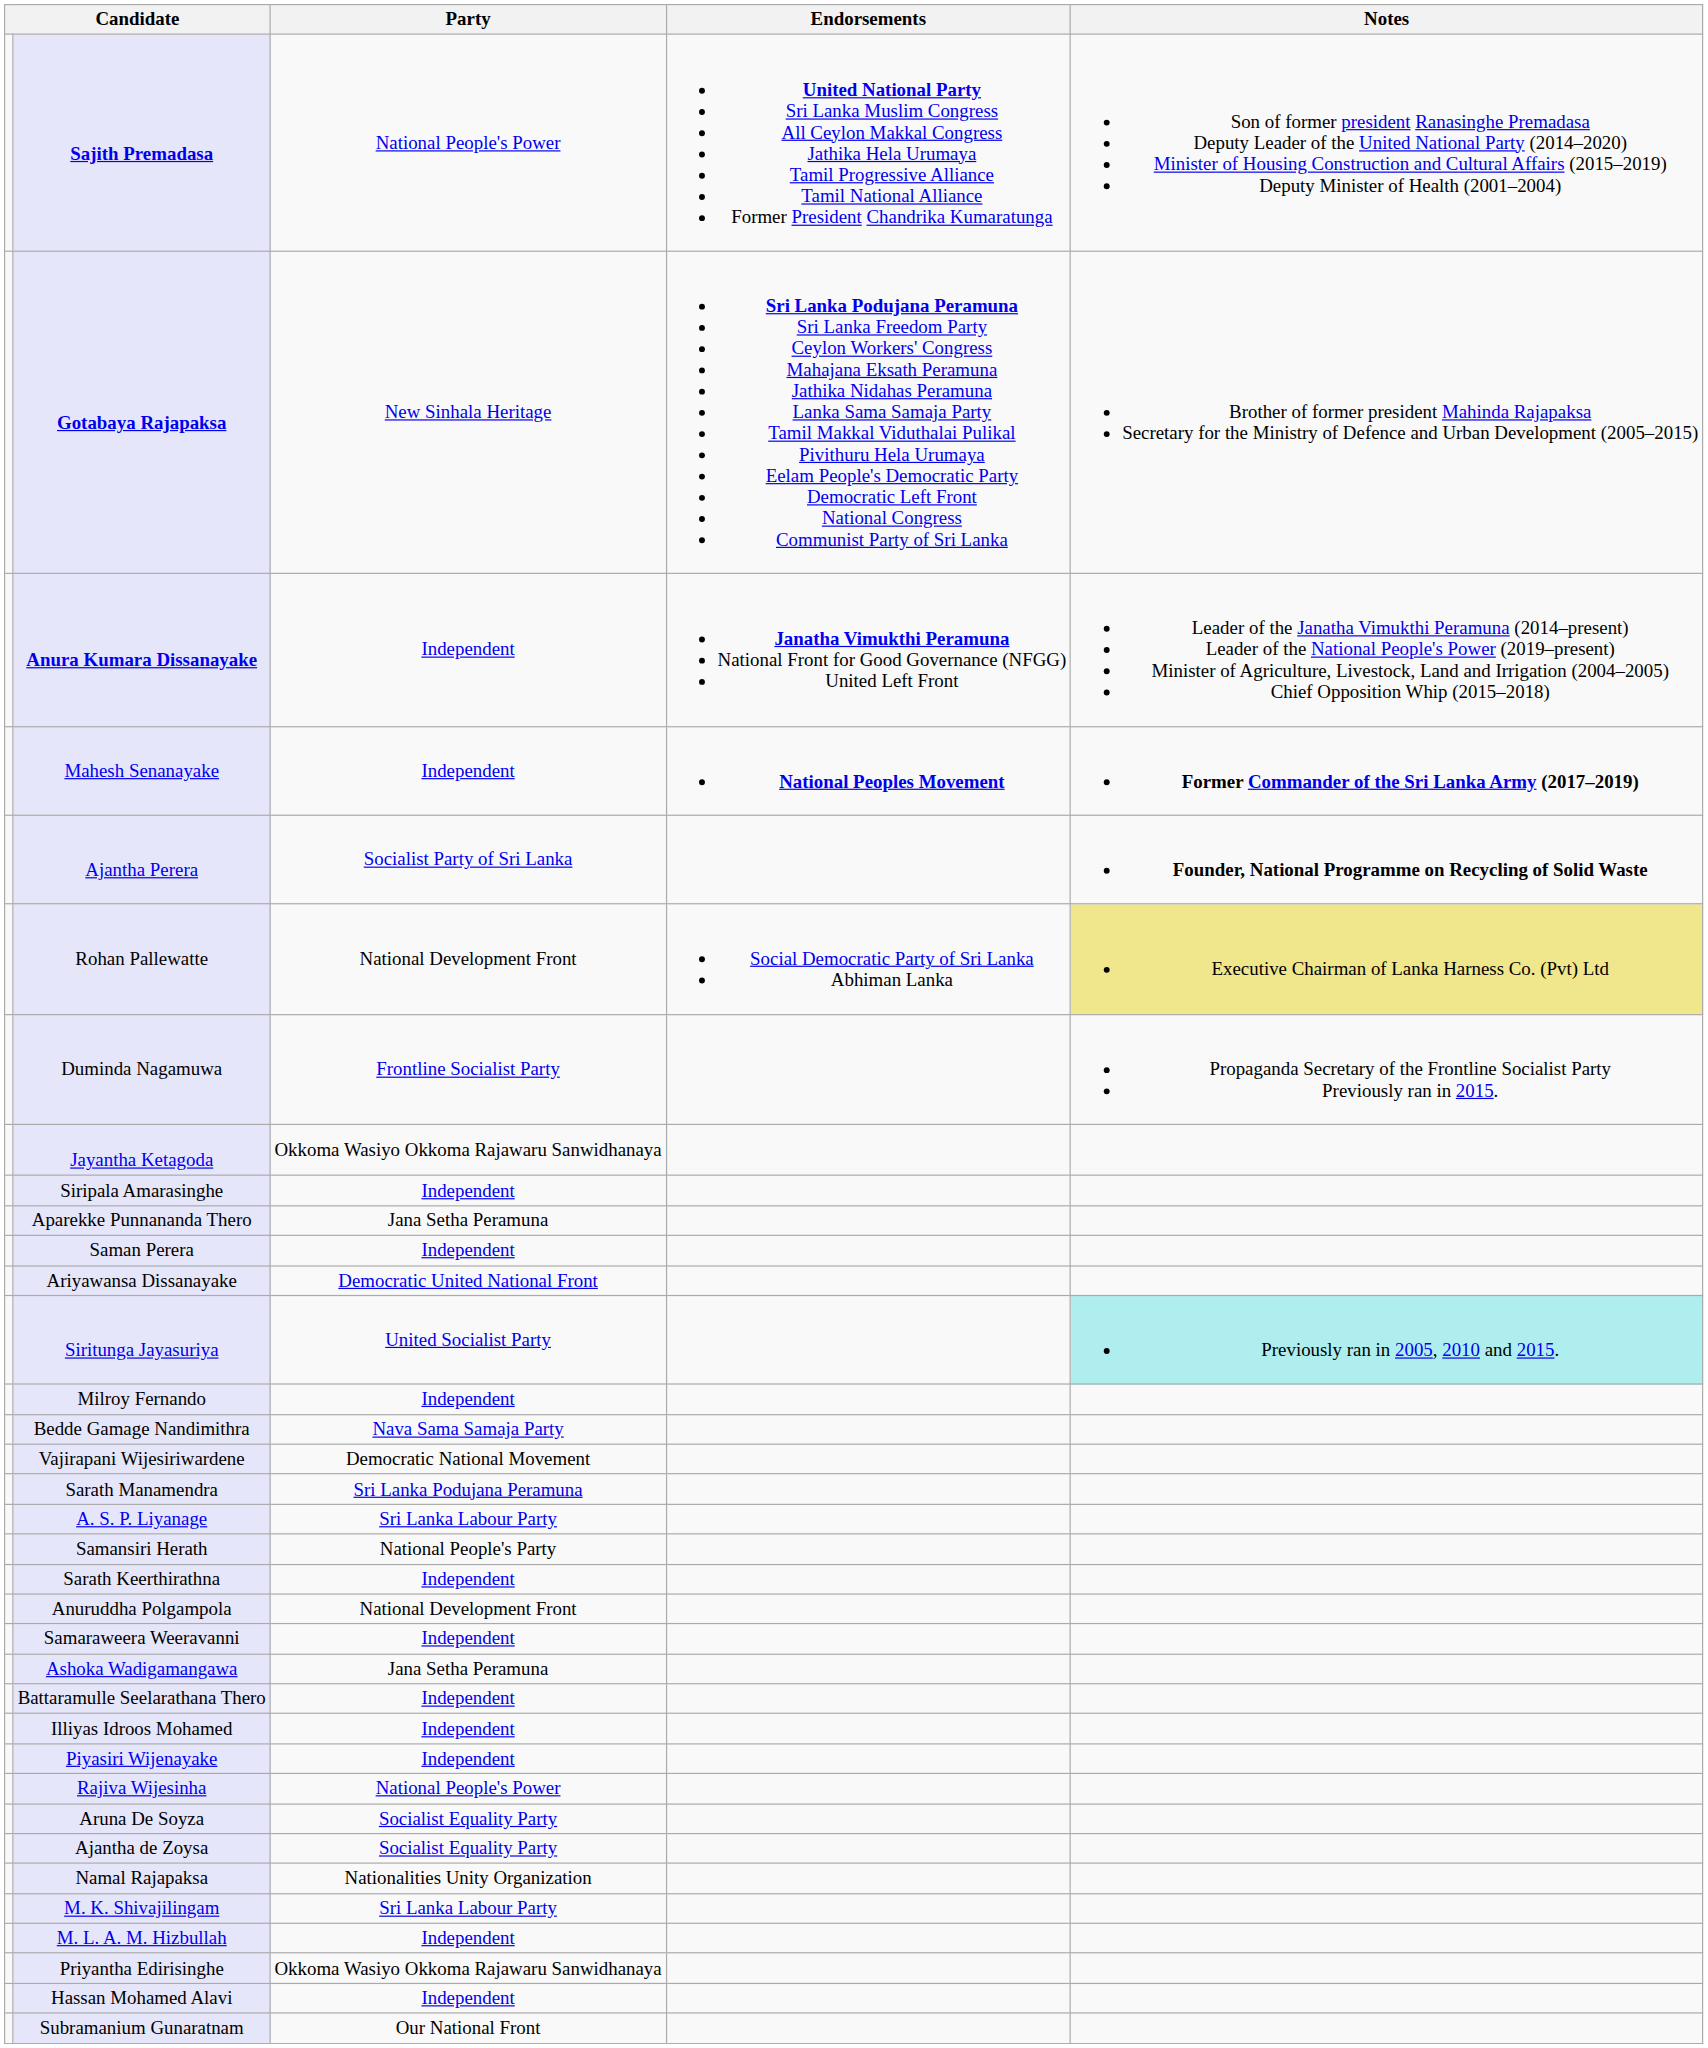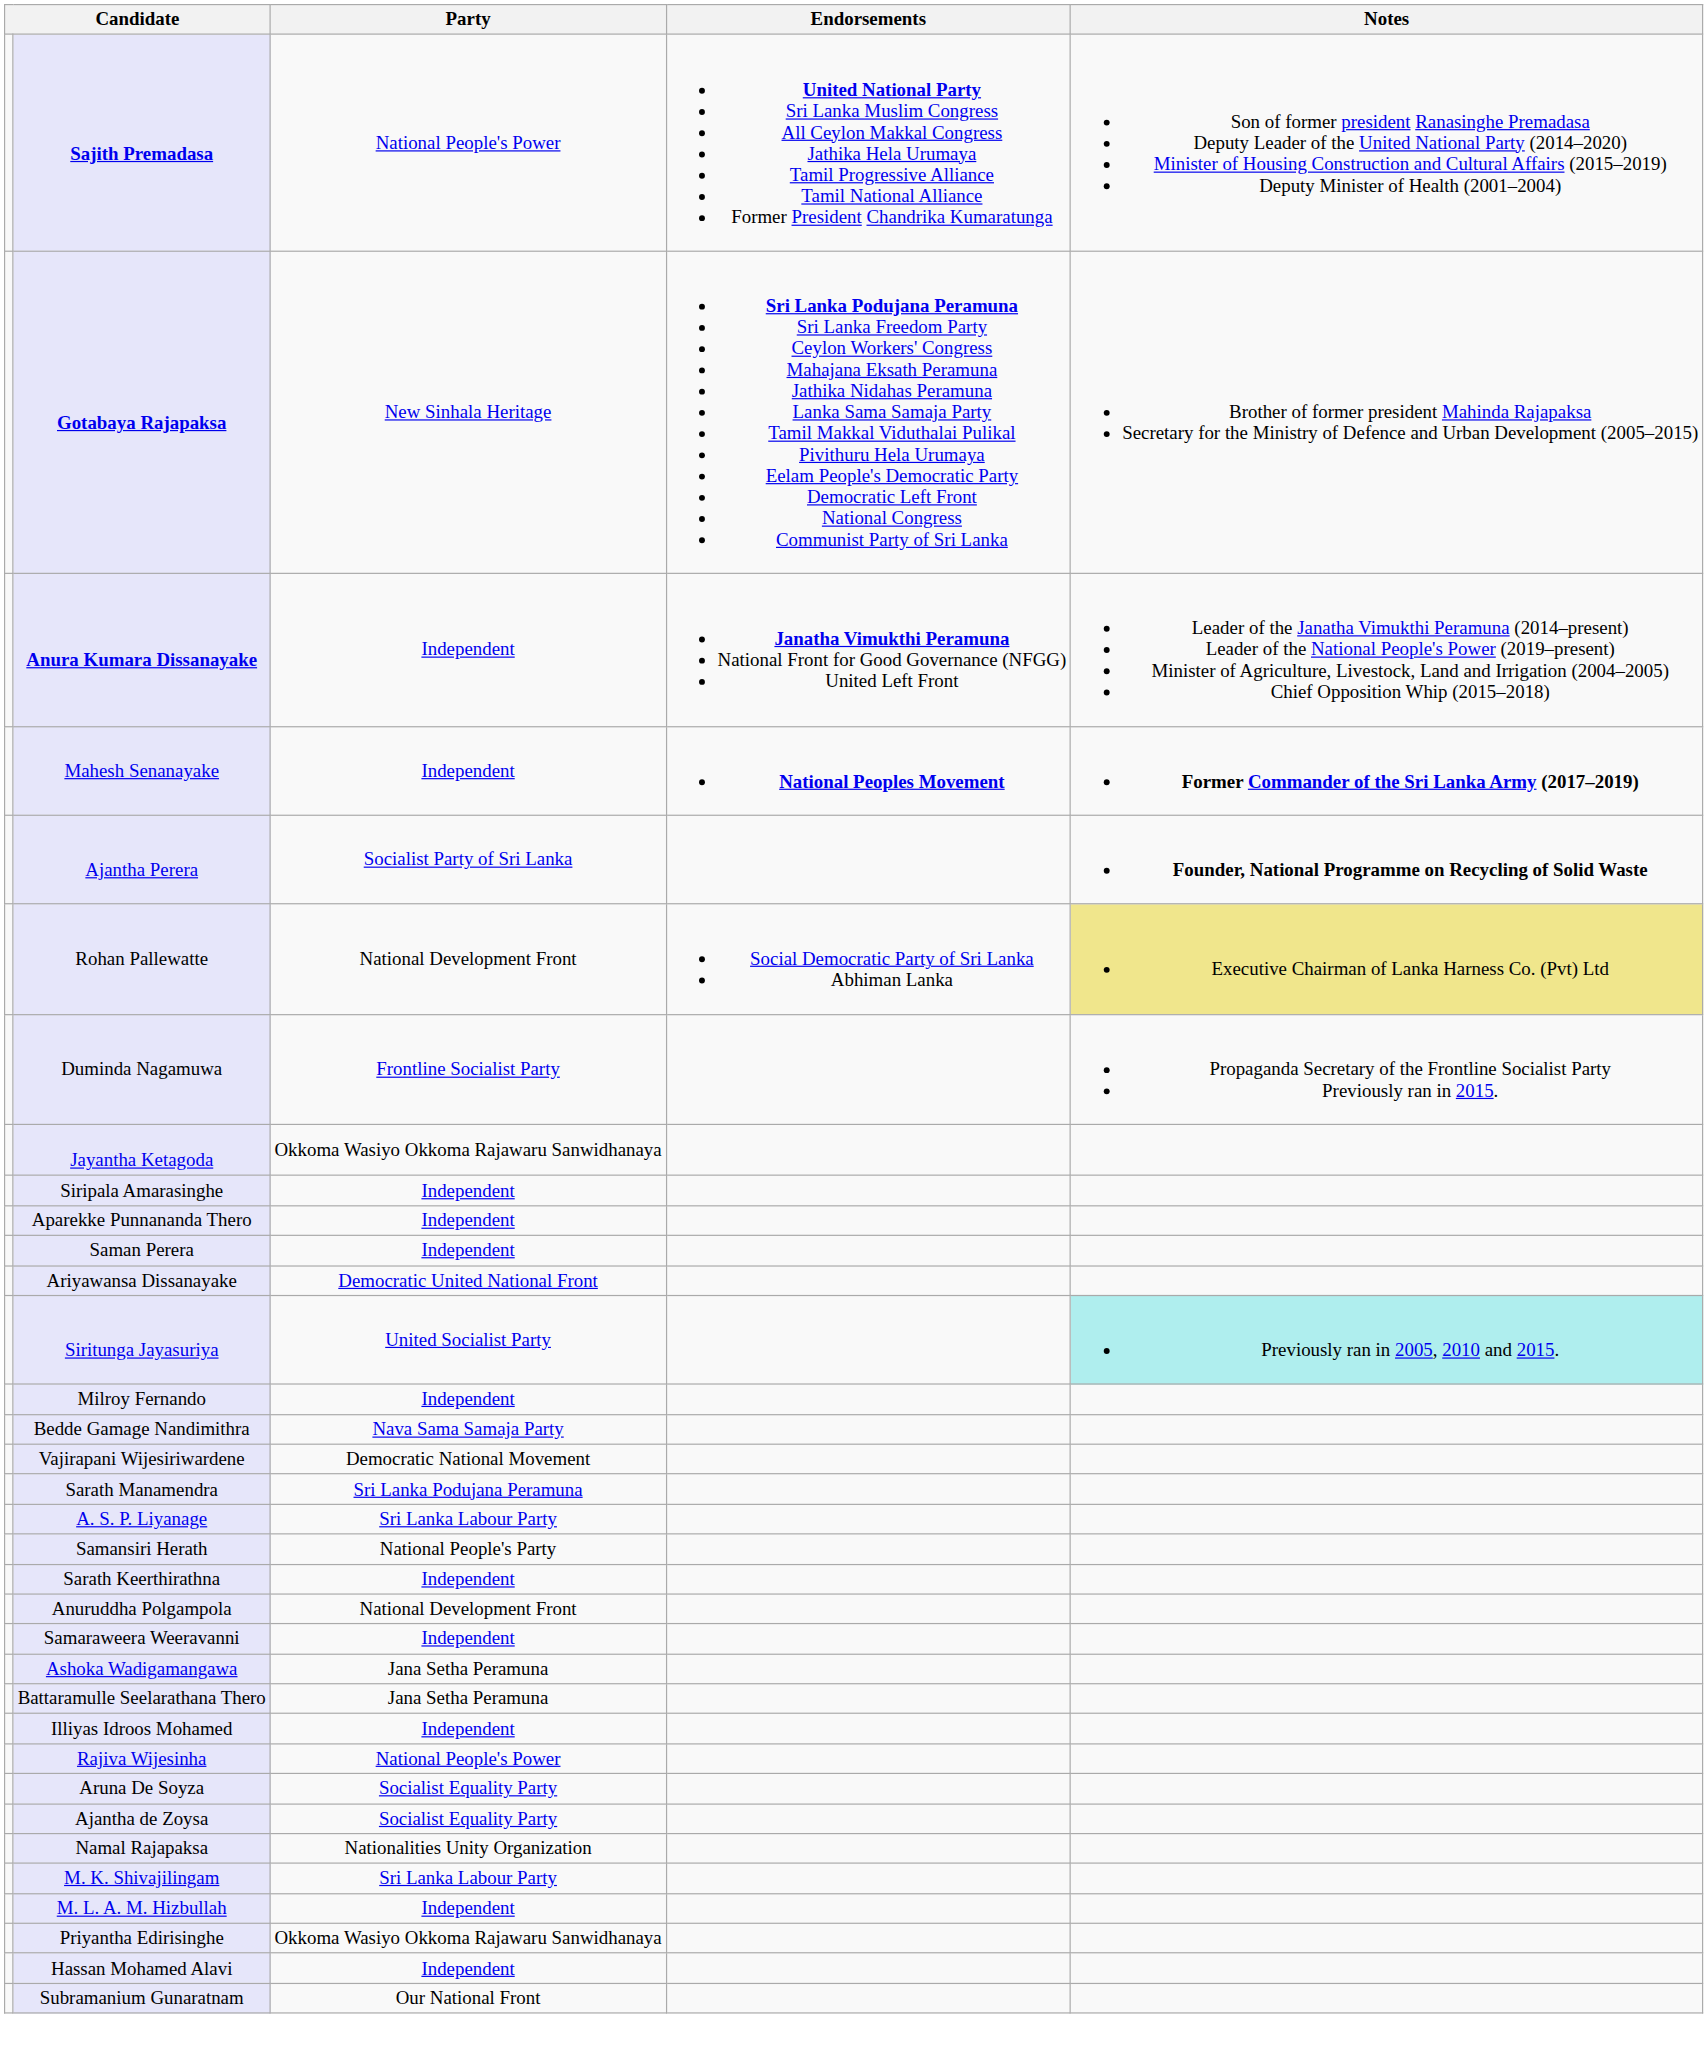(468, 1220) Jana Setha Peramuna -> (468, 1220) Independent
(468, 1698) Independent -> (468, 1698) Jana Setha Peramuna
- row: (142, 1758)
